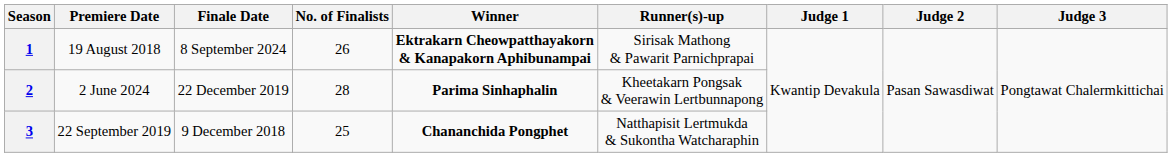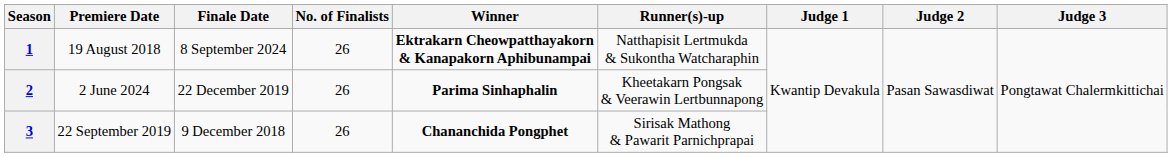(682, 49) Sirisak Mathong & Pawarit Parnichprapai -> (682, 49) Natthapisit Lertmukda & Sukontha Watcharaphin
(342, 90) 28 -> (342, 90) 26
(342, 132) 25 -> (342, 132) 26
(682, 132) Natthapisit Lertmukda & Sukontha Watcharaphin -> (682, 132) Sirisak Mathong & Pawarit Parnichprapai
